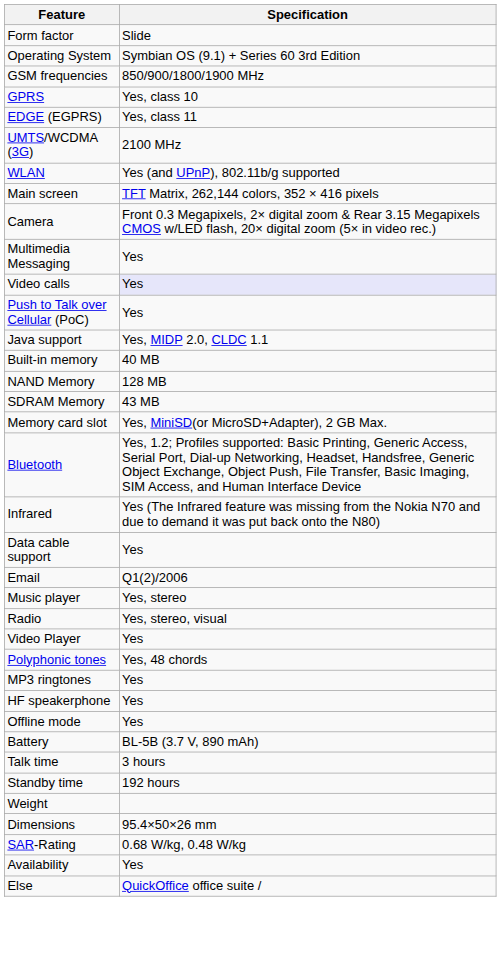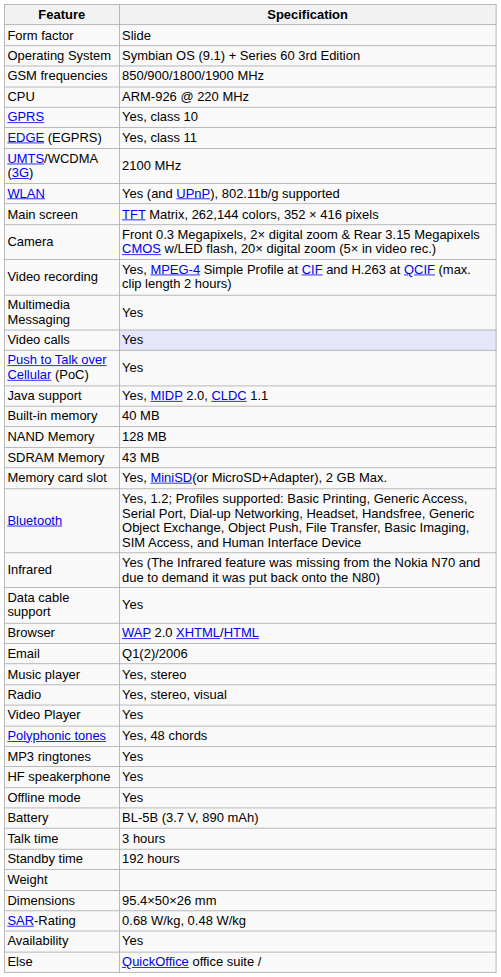+ row: (21, 96)
+ row: (53, 277)
+ row: (31, 633)
